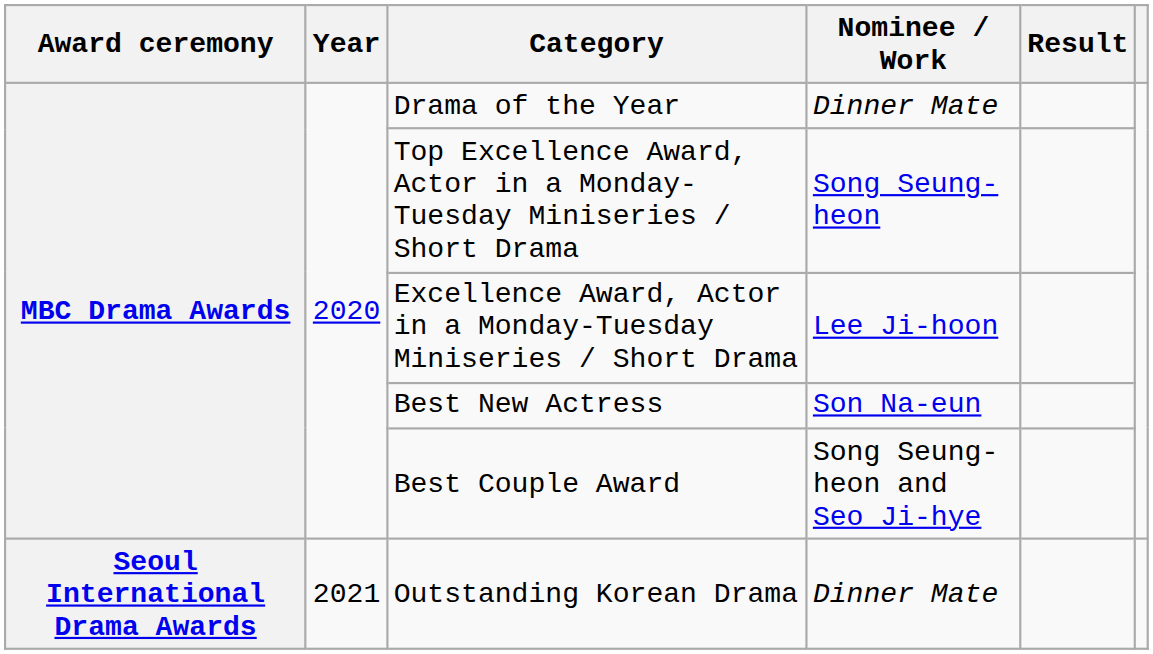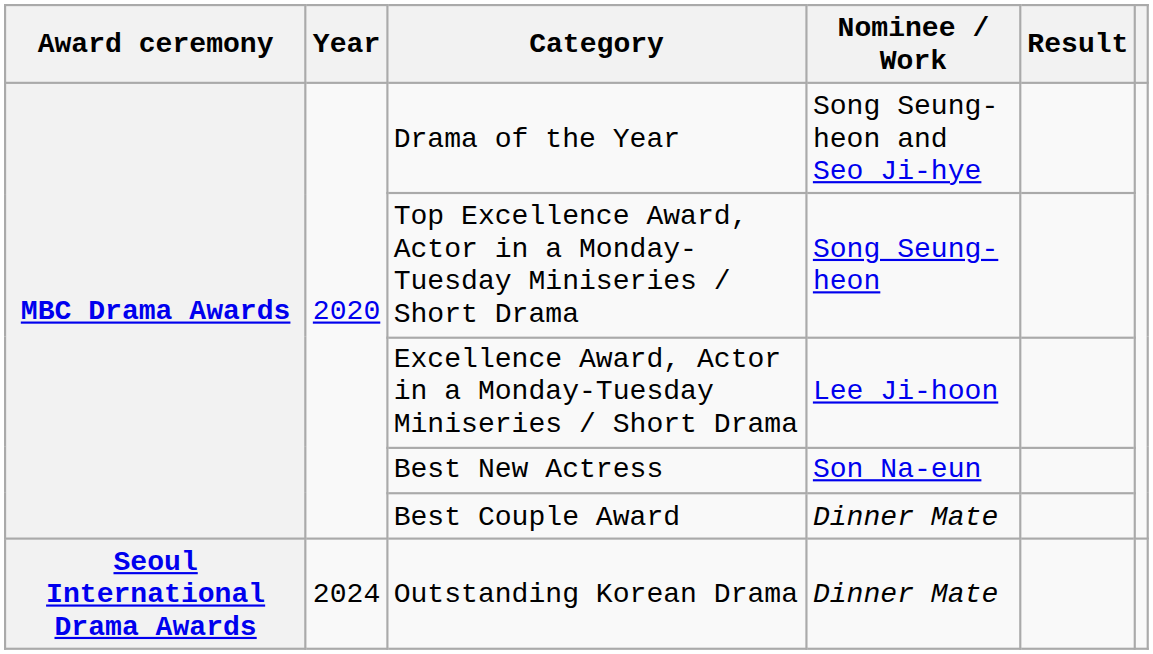(906, 106) Dinner Mate -> (906, 139) Song Seung-heon and Seo Ji-hye
(906, 484) Song Seung-heon and Seo Ji-hye -> (906, 516) Dinner Mate
(347, 594) 2021 -> (347, 594) 2024
